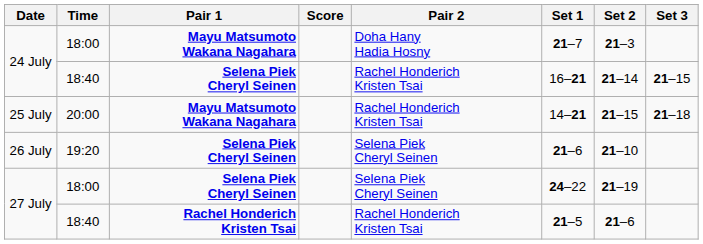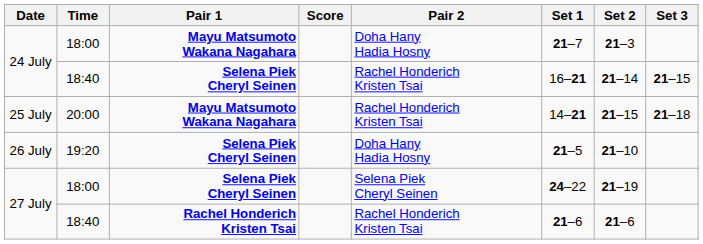(396, 151) Selena Piek Cheryl Seinen -> (392, 151) Doha Hany Hadia Hosny
(568, 151) 21–6 -> (568, 151) 21–5
(568, 222) 21–5 -> (568, 222) 21–6
